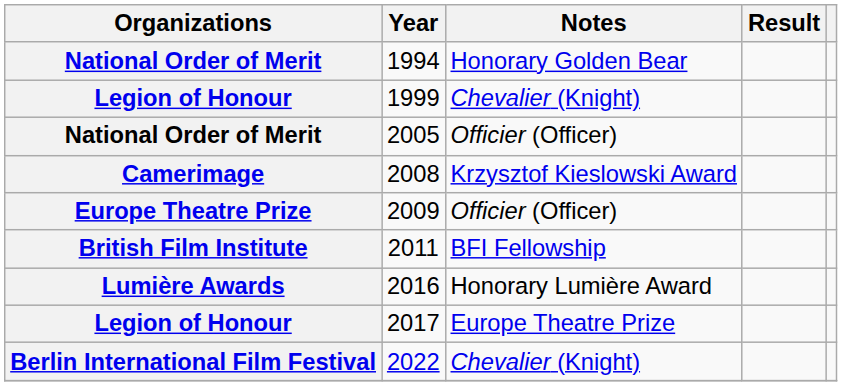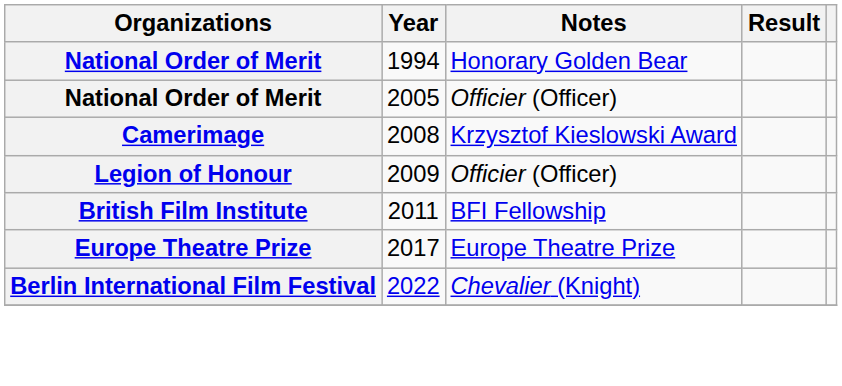- row: (413, 98)
(193, 211) Europe Theatre Prize -> (193, 173) Legion of Honour
- row: (413, 286)
(193, 323) Legion of Honour -> (193, 248) Europe Theatre Prize
